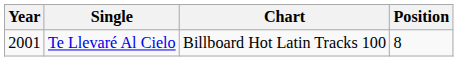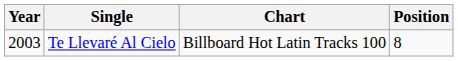(24, 42) 2001 -> (24, 42) 2003
